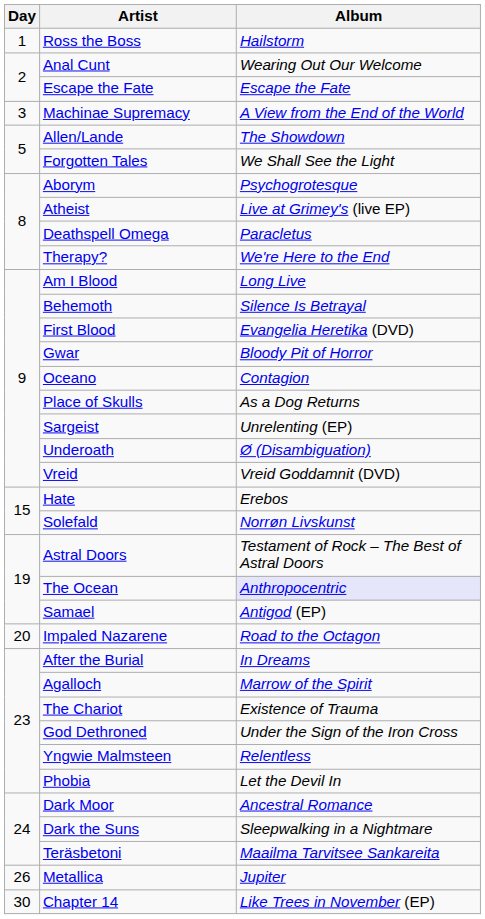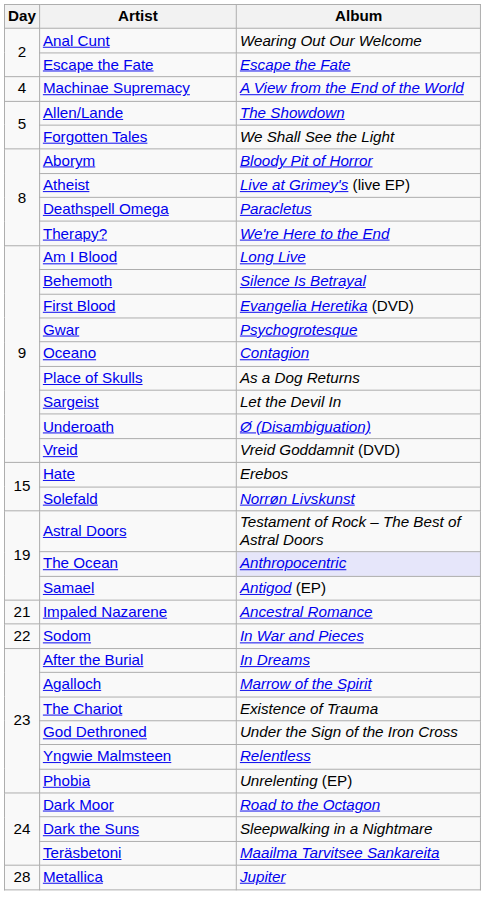- row: (92, 40)
(22, 112) 3 -> (22, 88) 4
(299, 185) Psychogrotesque -> (306, 161) Bloody Pit of Horror
(306, 354) Bloody Pit of Horror -> (299, 329) Psychogrotesque
(296, 426) Unrelenting (EP) -> (291, 402) Let the Devil In
(22, 636) 20 -> (22, 612) 21
(310, 636) Road to the Octagon -> (306, 612) Ancestral Romance
+ row: (67, 636)
(291, 780) Let the Devil In -> (296, 780) Unrelenting (EP)
(306, 805) Ancestral Romance -> (310, 805) Road to the Octagon
(22, 877) 26 -> (22, 877) 28
- row: (80, 901)
